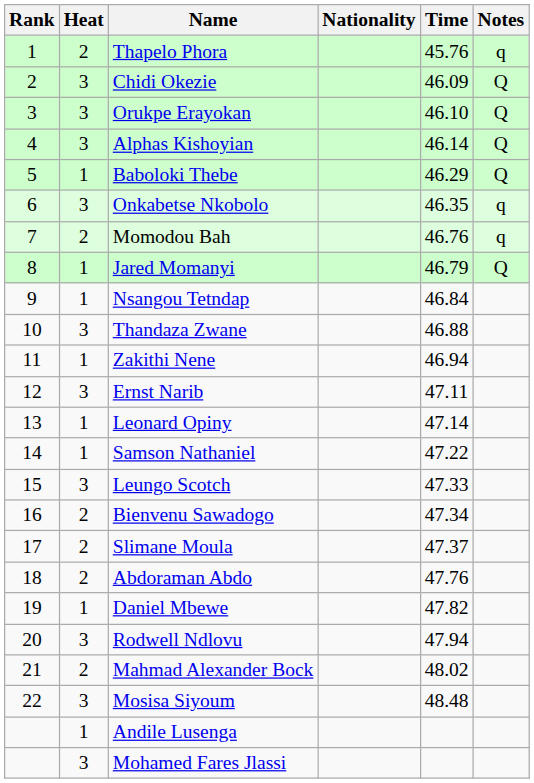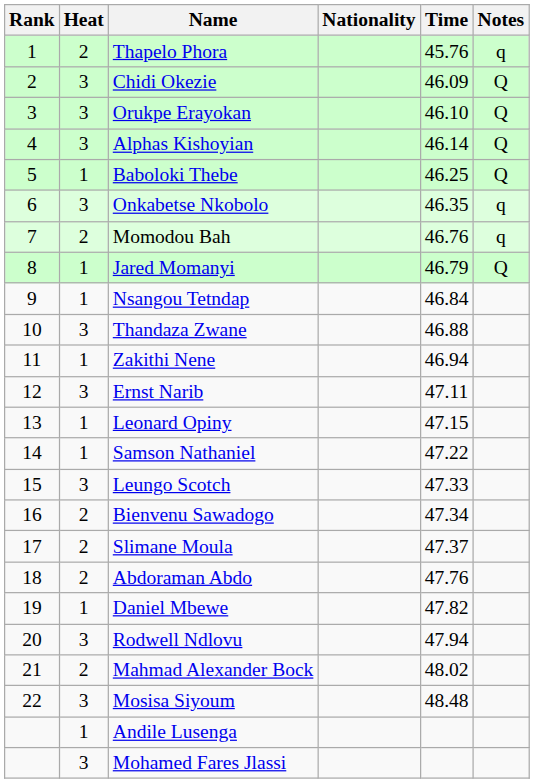(447, 174) 46.29 -> (447, 174) 46.25
(447, 422) 47.14 -> (447, 422) 47.15
